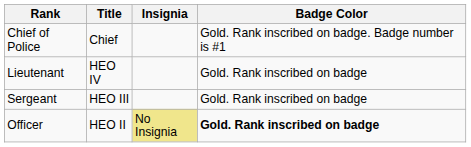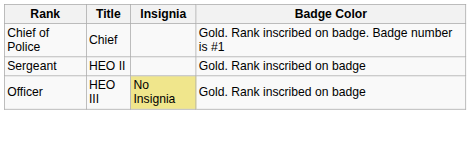- row: (36, 73)
(109, 99) HEO III -> (107, 66) HEO II
(108, 125) HEO II -> (102, 92) HEO III
(290, 125) bold -> (282, 92) normal
